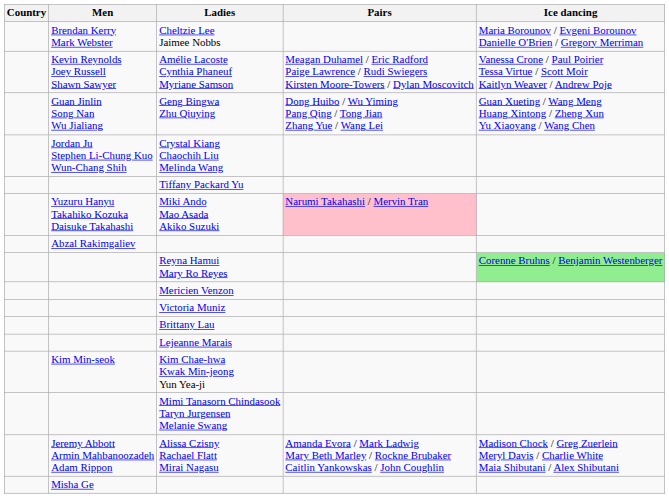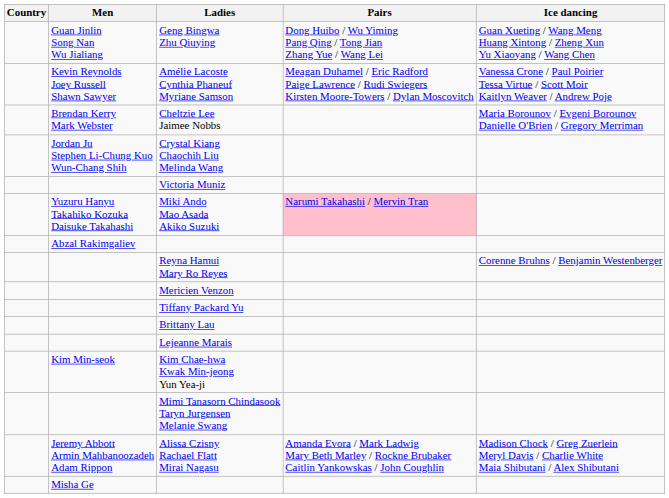rows swapped: (84, 36) <-> (77, 113)
rows swapped: (103, 185) <-> (103, 308)
(571, 261) lightgreen background -> (571, 261) no background
